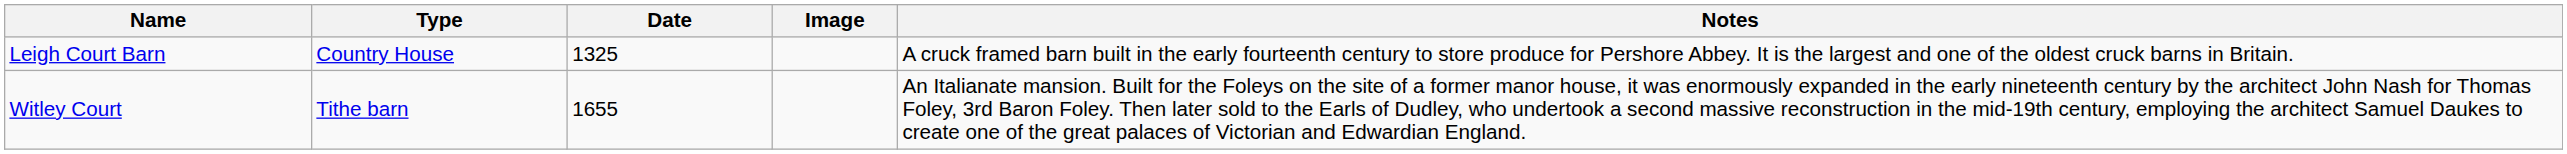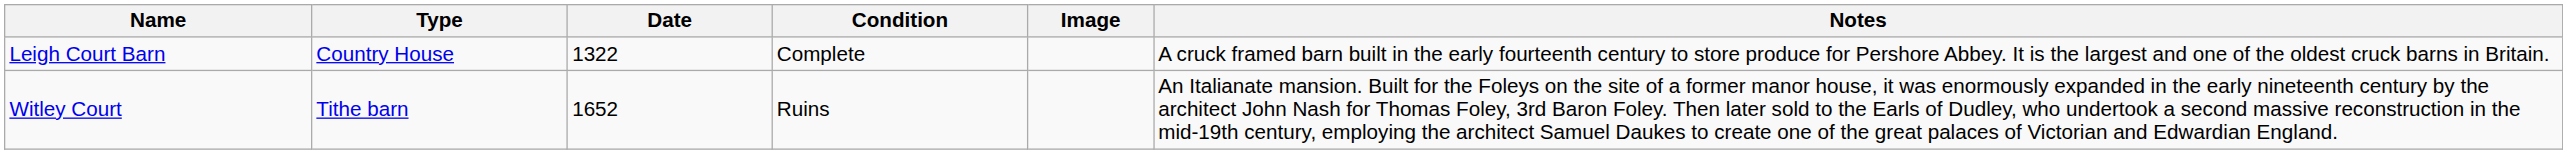+ column: (900, 20)
(595, 53) 1325 -> (595, 53) 1322
(595, 109) 1655 -> (595, 109) 1652
